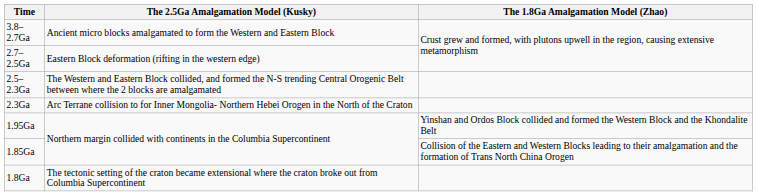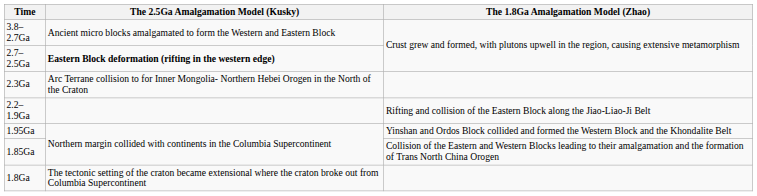(153, 58) normal -> (161, 58) bold
- row: (18, 84)
+ row: (18, 110)
